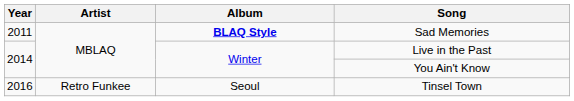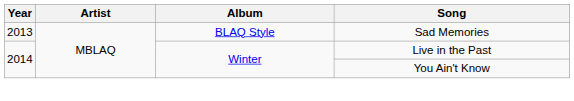(20, 31) 2011 -> (20, 31) 2013
(245, 31) bold -> (245, 31) normal
- row: (452, 86)
